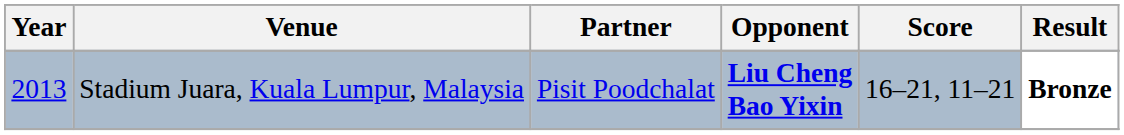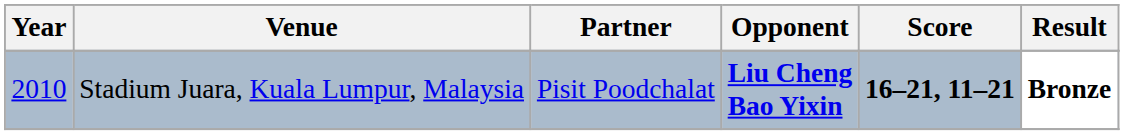(39, 89) 2013 -> (39, 89) 2010
(940, 89) normal -> (940, 89) bold
